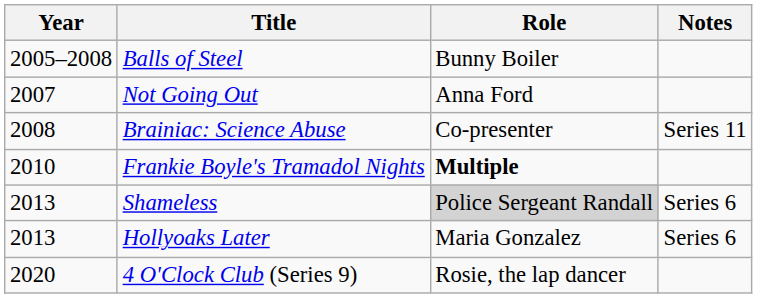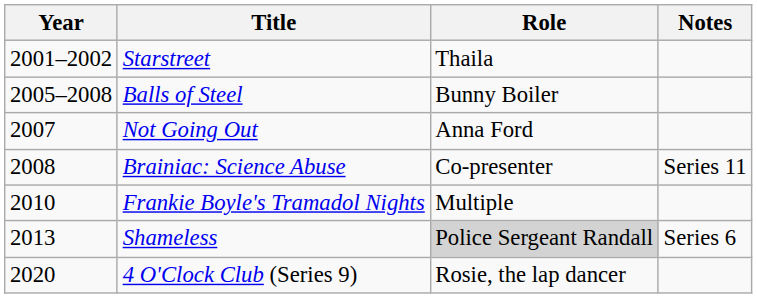+ row: (166, 58)
(477, 166) bold -> (474, 202) normal
- row: (196, 238)
